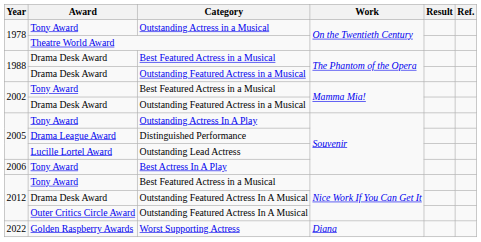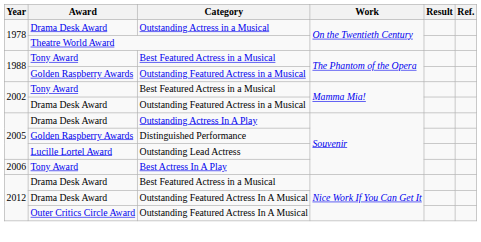(54, 27) Tony Award -> (69, 27) Drama Desk Award
(69, 58) Drama Desk Award -> (54, 58) Tony Award
(69, 74) Drama Desk Award -> (82, 74) Golden Raspberry Awards
(54, 120) Tony Award -> (69, 120) Drama Desk Award
(73, 136) Drama League Award -> (82, 136) Golden Raspberry Awards
(54, 182) Tony Award -> (69, 182) Drama Desk Award
- row: (16, 228)
